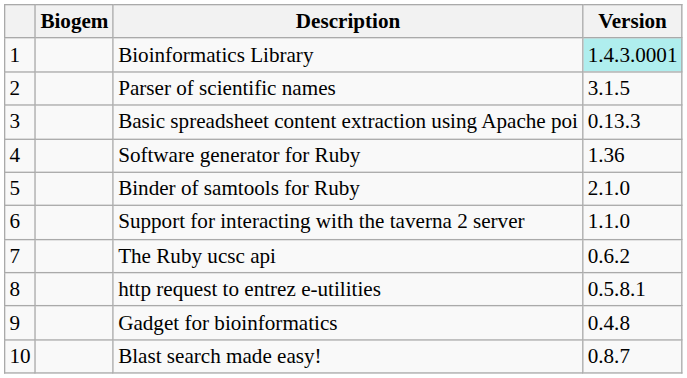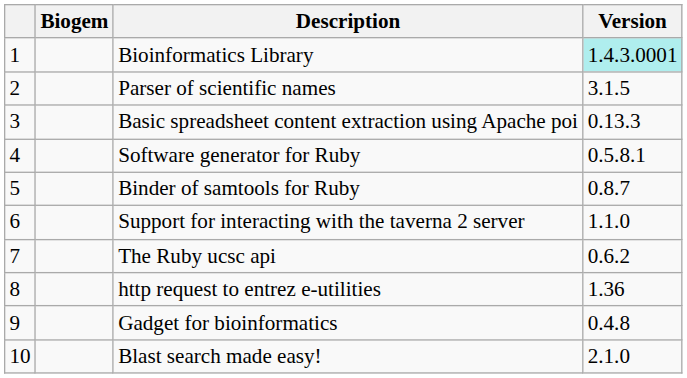(606, 155) 1.36 -> (617, 155) 0.5.8.1
(609, 188) 2.1.0 -> (609, 188) 0.8.7
(617, 289) 0.5.8.1 -> (606, 289) 1.36
(609, 356) 0.8.7 -> (609, 356) 2.1.0
